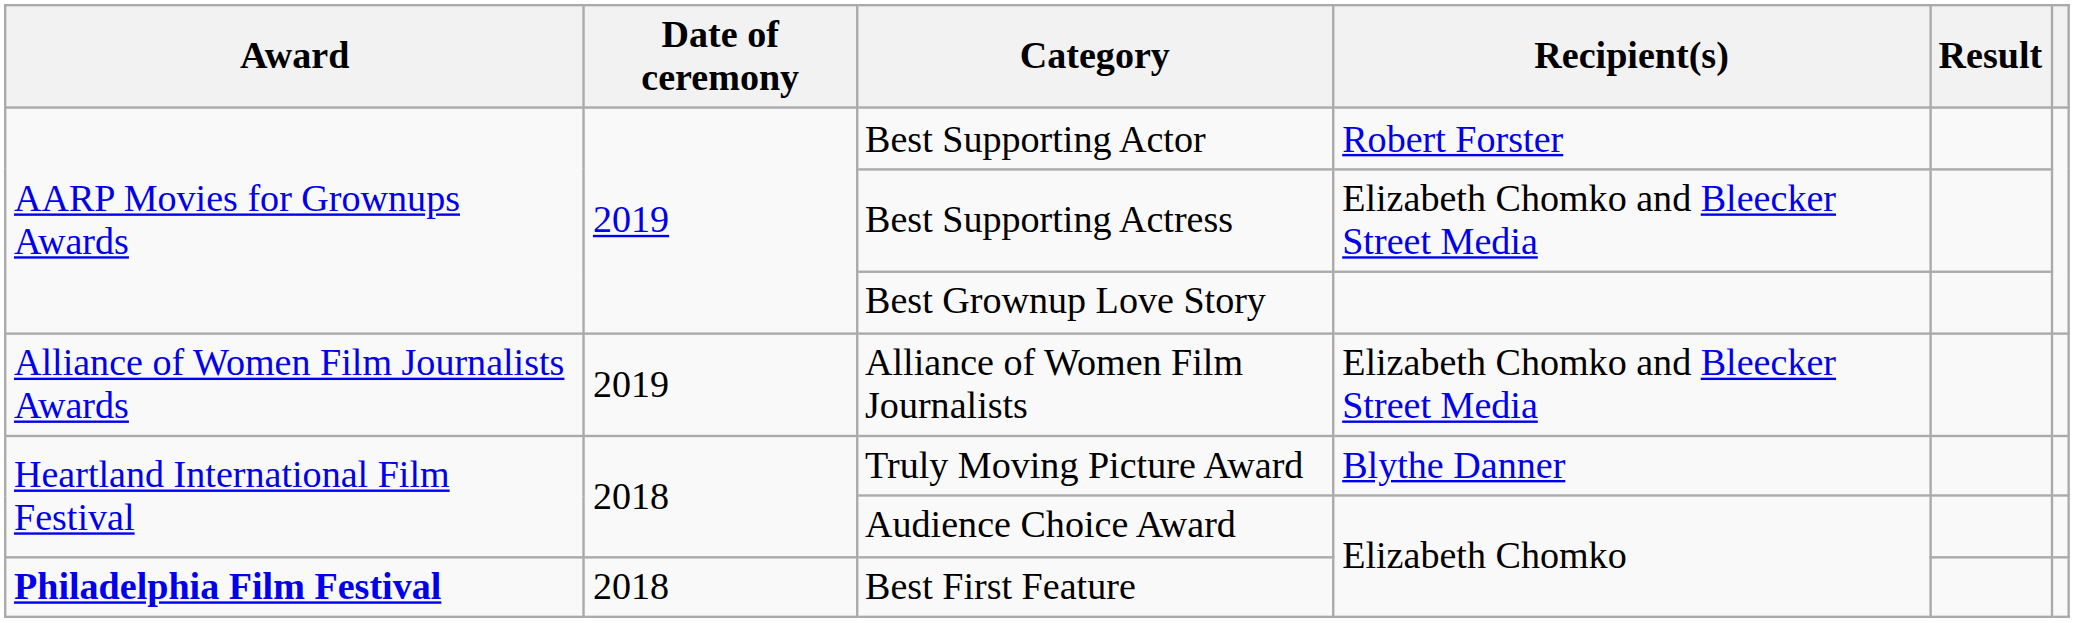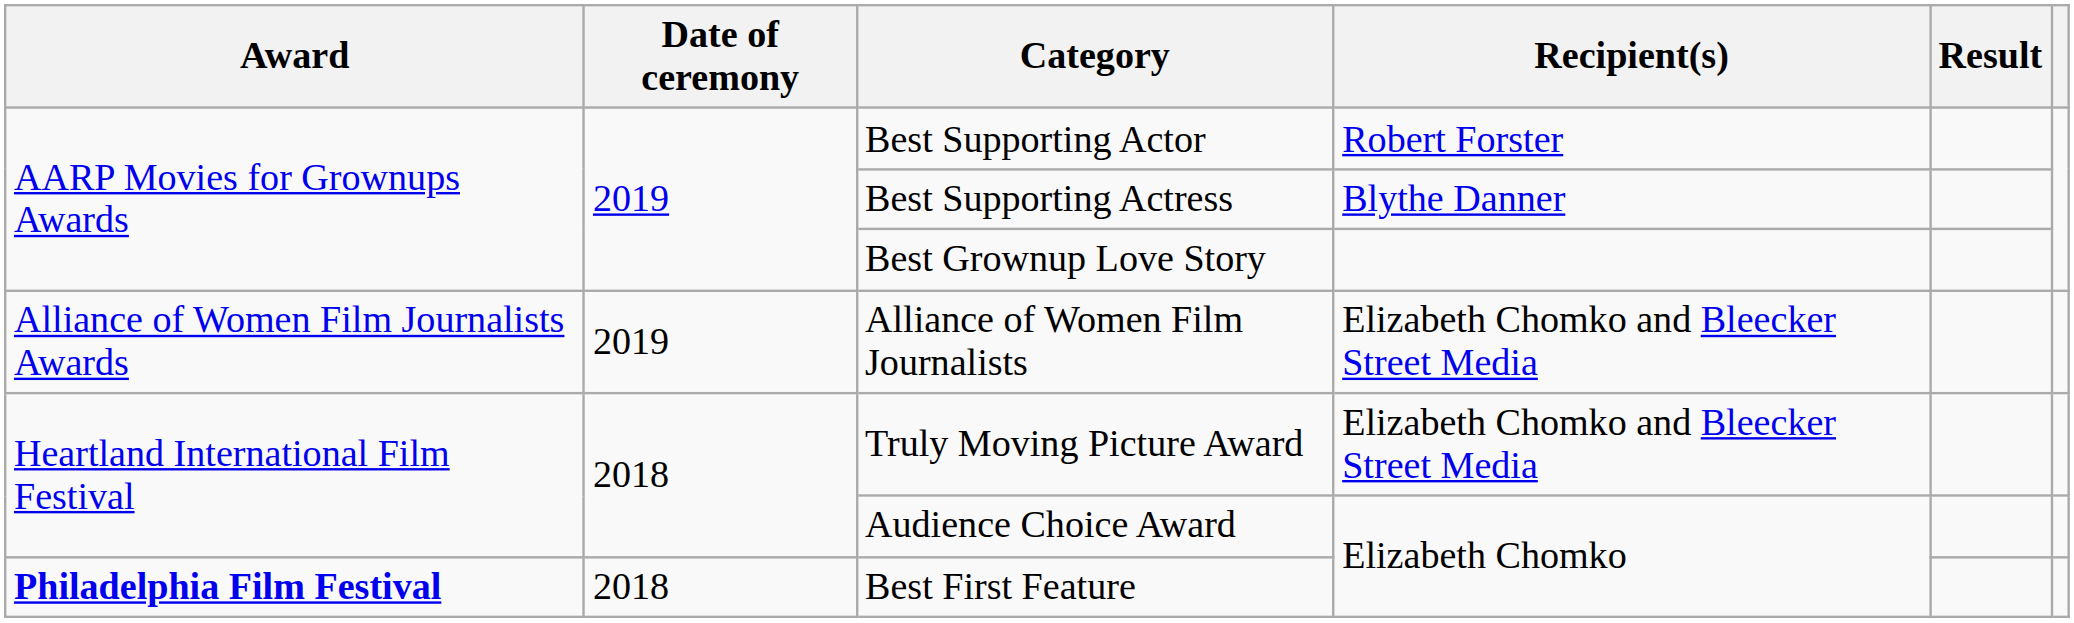(1589, 219) Elizabeth Chomko and Bleecker Street Media -> (1454, 198) Blythe Danner
(1454, 465) Blythe Danner -> (1589, 443) Elizabeth Chomko and Bleecker Street Media
